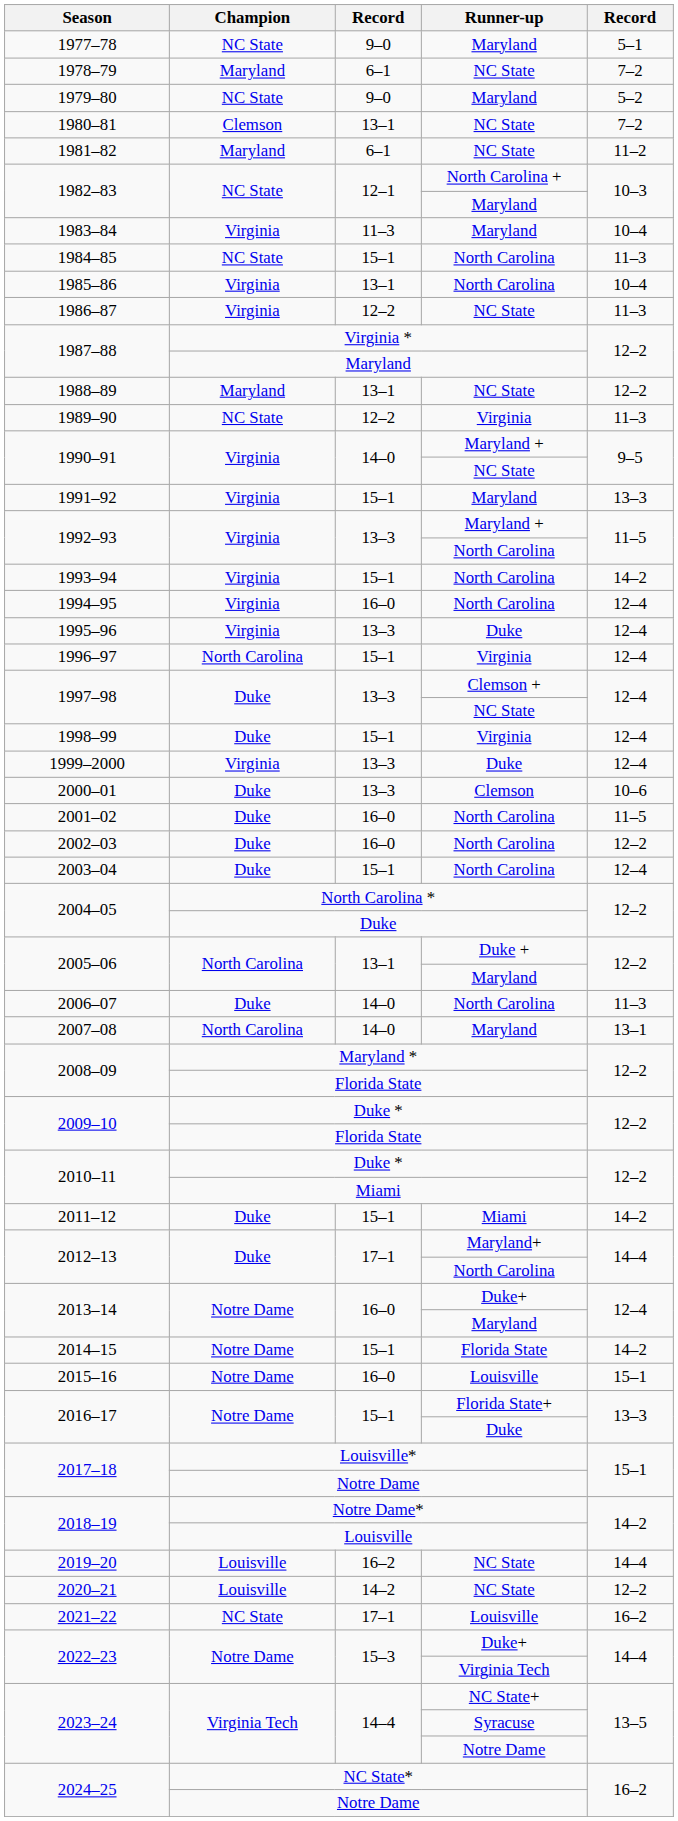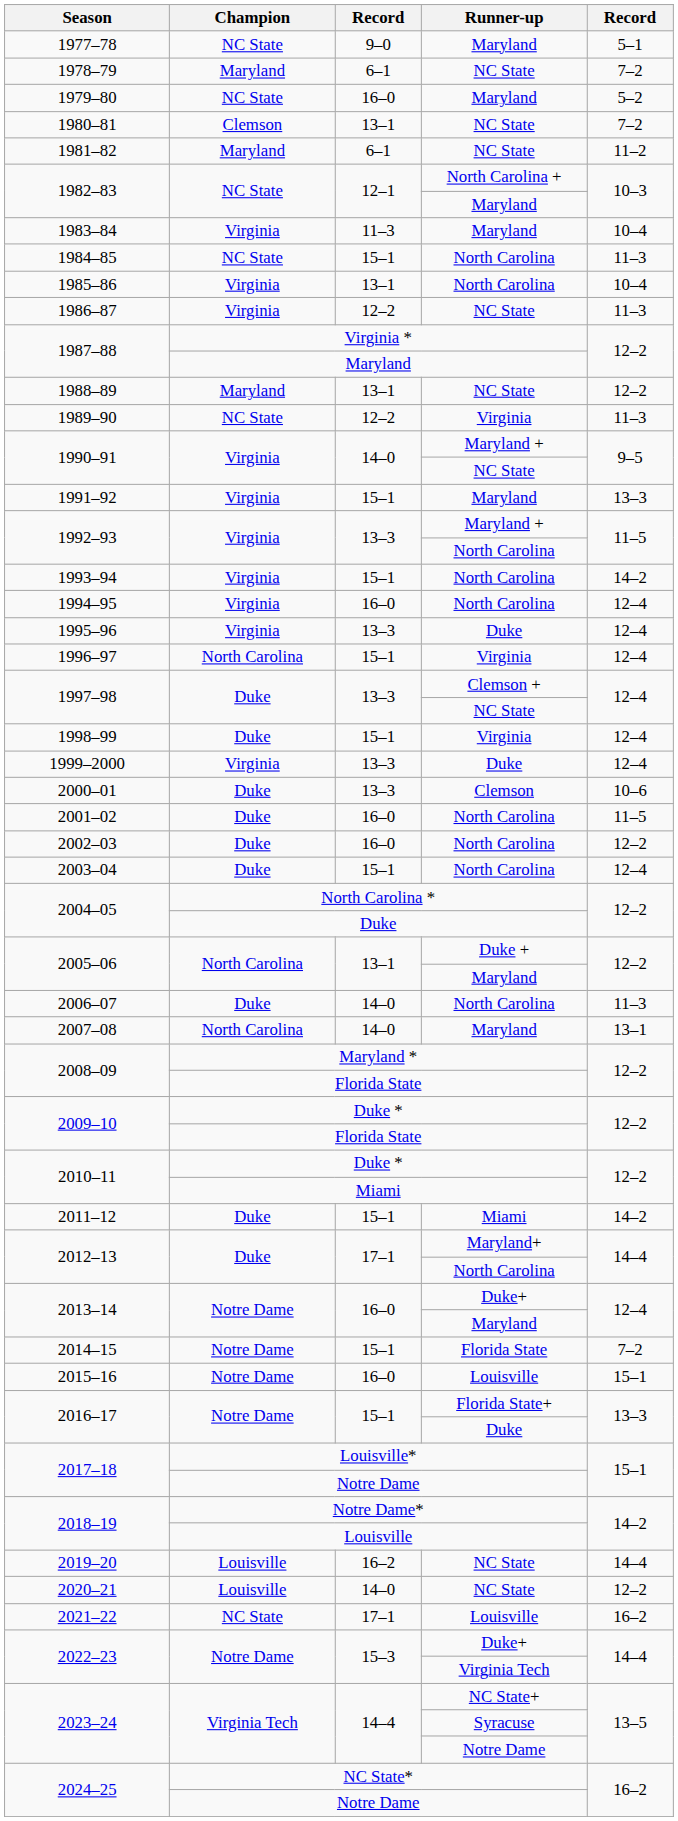(378, 97) 9–0 -> (378, 97) 16–0
(630, 1350) 14–2 -> (630, 1350) 7–2
(378, 1589) 14–2 -> (378, 1589) 14–0
